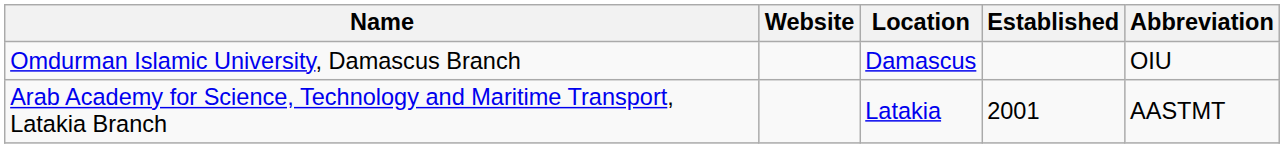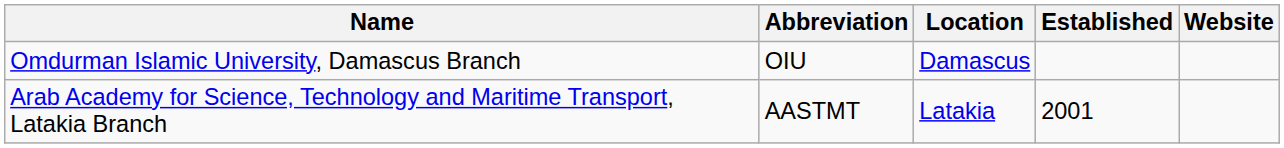columns swapped: (1202, 23) <-> (810, 23)
